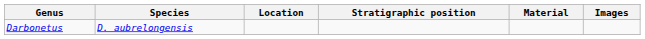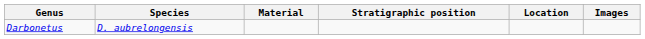columns swapped: (281, 12) <-> (546, 12)
